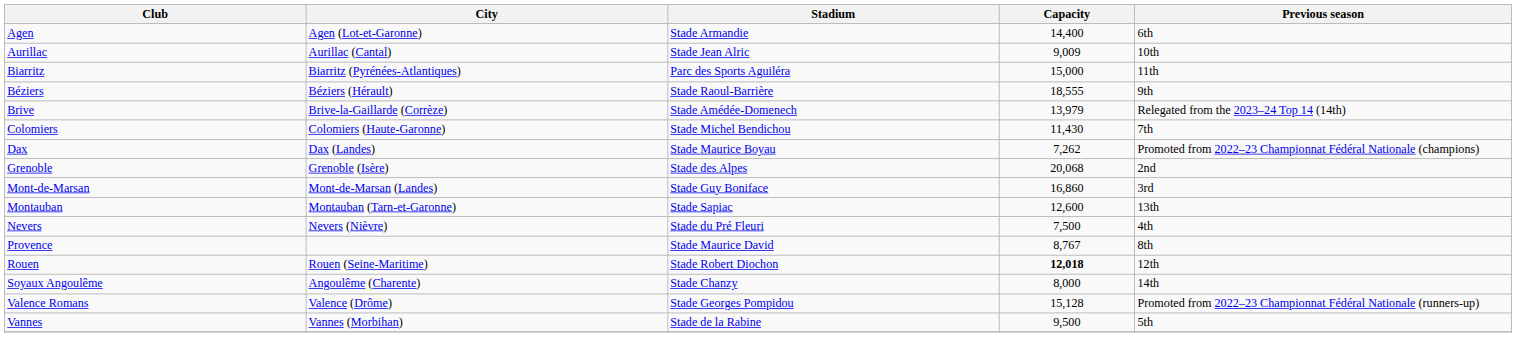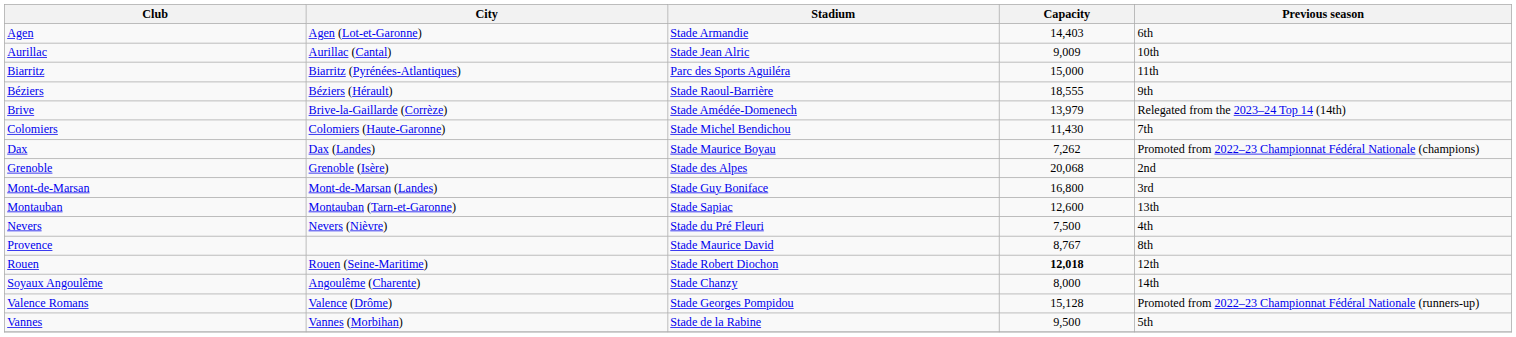(1067, 33) 14,400 -> (1067, 33) 14,403
(1067, 187) 16,860 -> (1067, 187) 16,800
